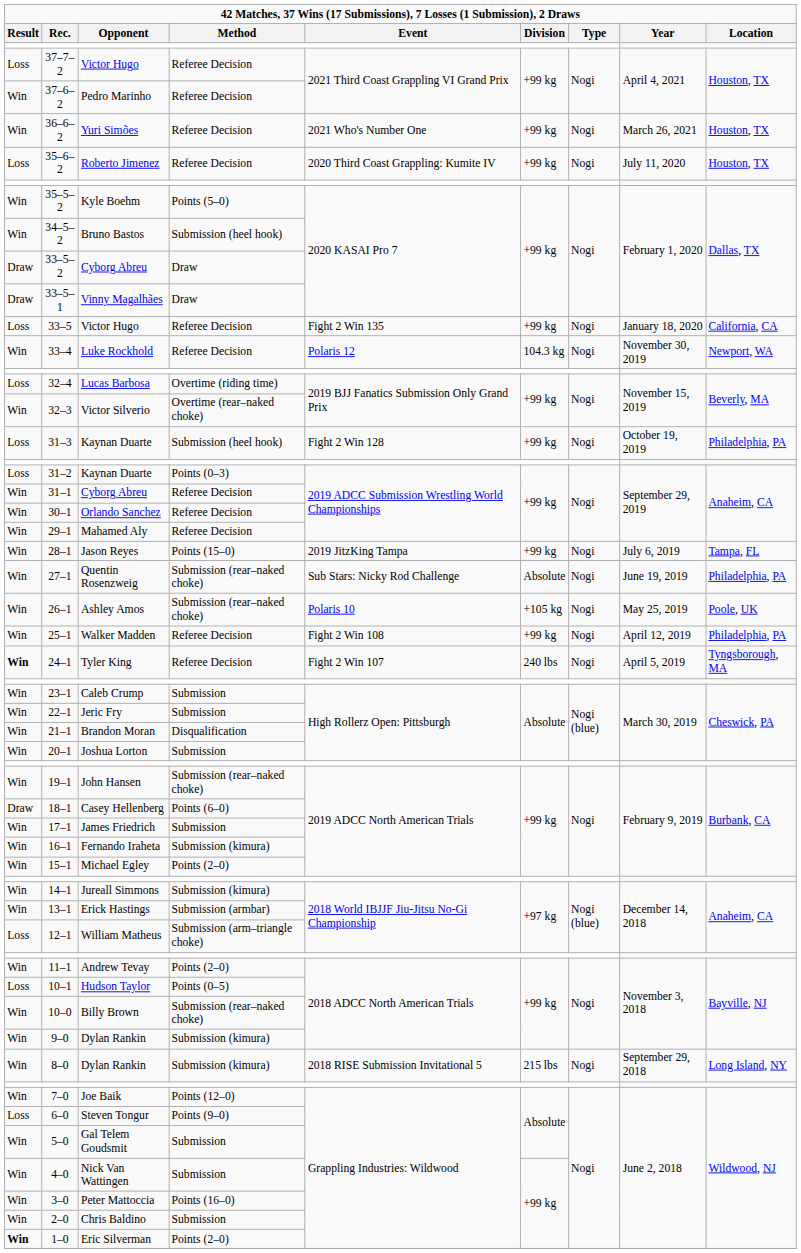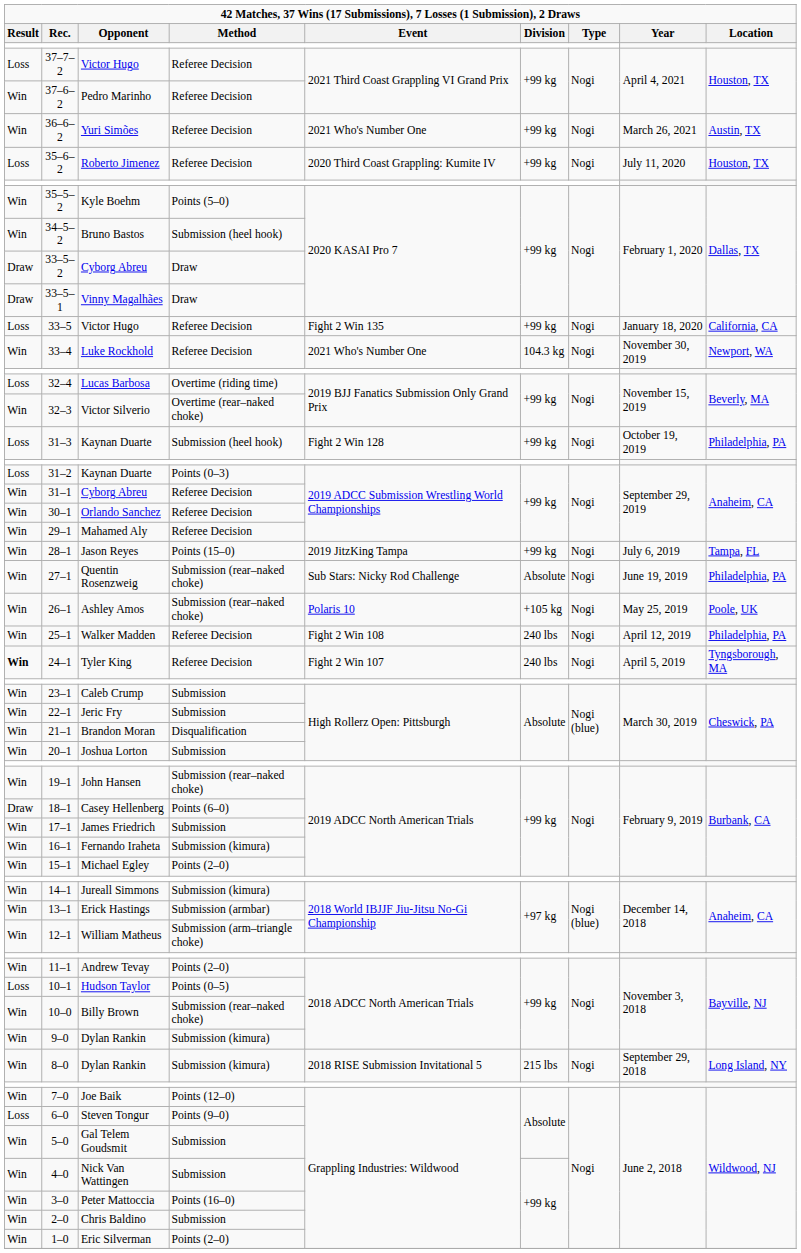(739, 130) Houston, TX -> (735, 130) Austin, TX
(331, 352) Polaris 12 -> (367, 352) 2021 Who's Number One
(540, 635) +99 kg -> (540, 635) 240 lbs
(18, 936) Loss -> (17, 936) Win
(18, 1238) bold -> (17, 1238) normal
